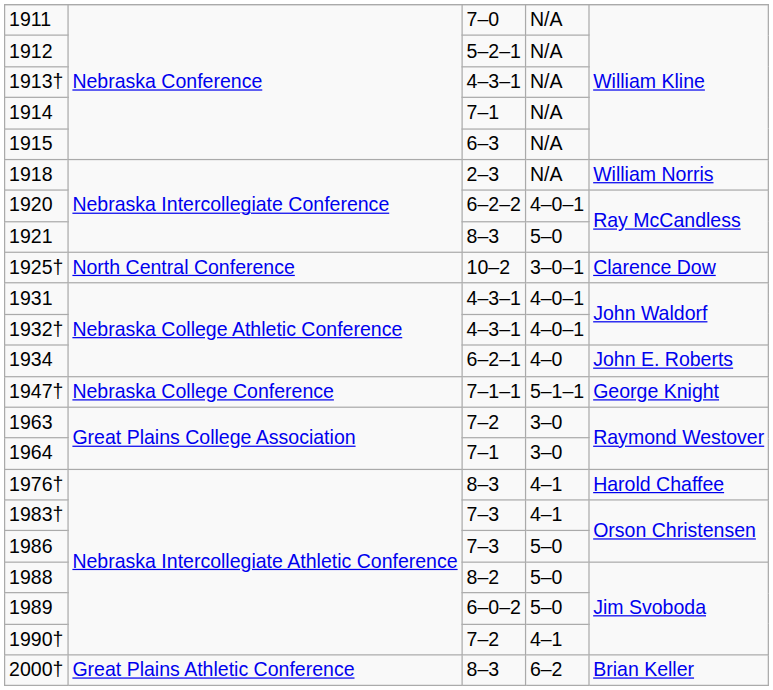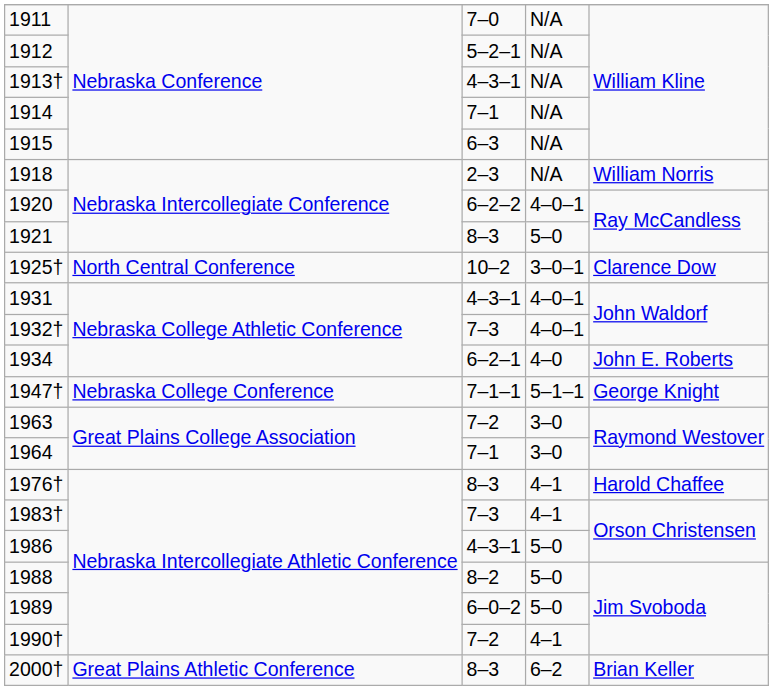(494, 329) 4–3–1 -> (483, 329) 7–3
(483, 546) 7–3 -> (494, 546) 4–3–1
